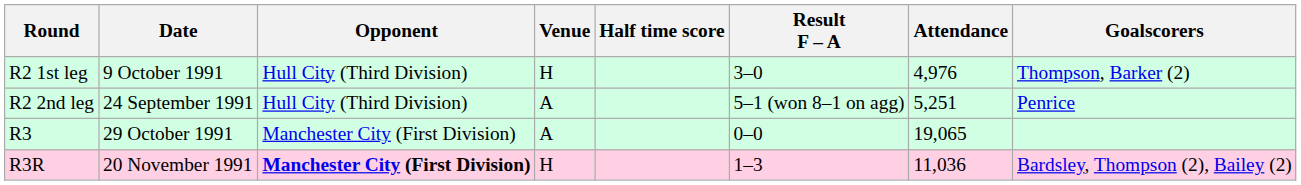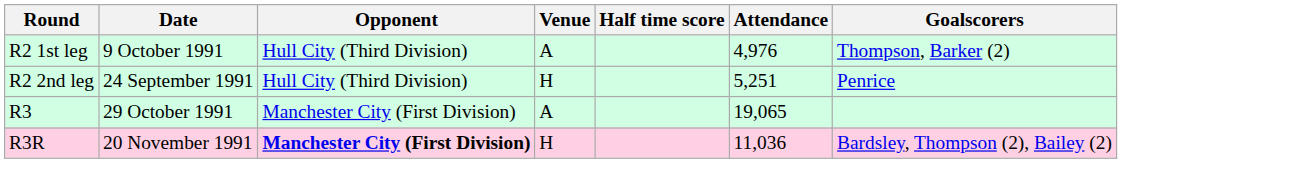- column: (819, 30)
(546, 72) H -> (546, 50) A
(546, 103) A -> (546, 81) H
